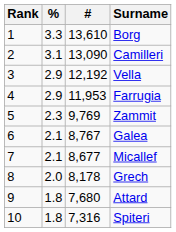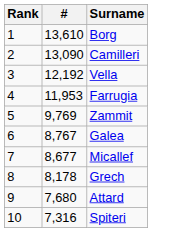- column: (53, 14)
